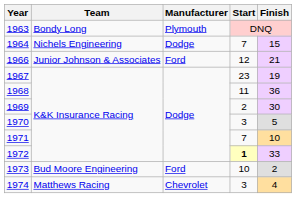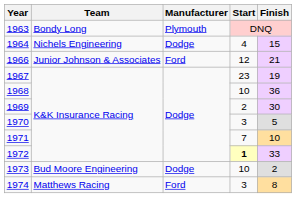(244, 44) 7 -> (244, 44) 4
(244, 91) 11 -> (244, 91) 10
(175, 170) Ford -> (180, 170) Dodge
(186, 185) Chevrolet -> (175, 185) Ford
(275, 185) 4 -> (275, 185) 8
